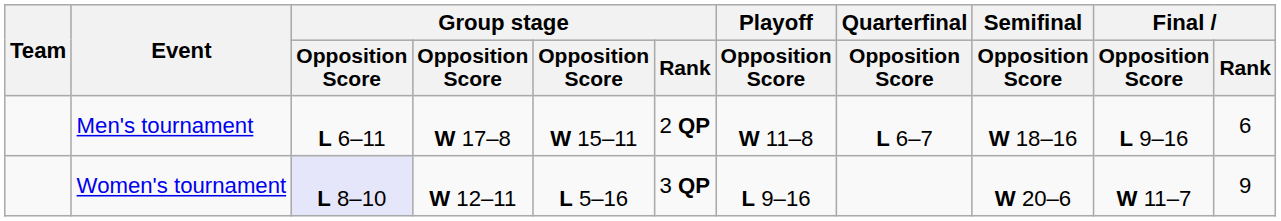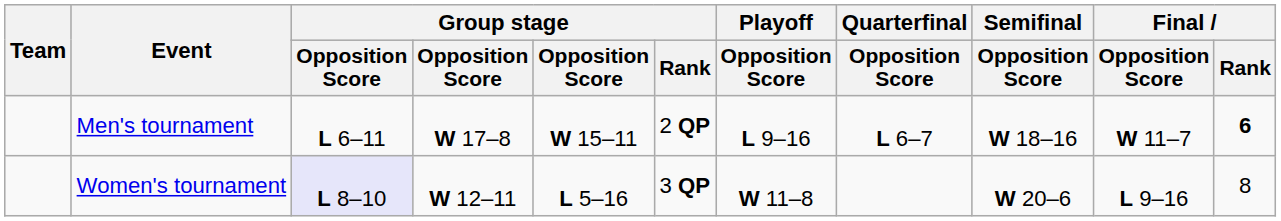(776, 139) W 11–8 -> (776, 139) L 9–16
(1154, 139) L 9–16 -> (1154, 139) W 11–7
(1245, 126) normal -> (1245, 126) bold
(776, 198) L 9–16 -> (776, 198) W 11–8
(1154, 198) W 11–7 -> (1154, 198) L 9–16
(1245, 186) 9 -> (1245, 186) 8
